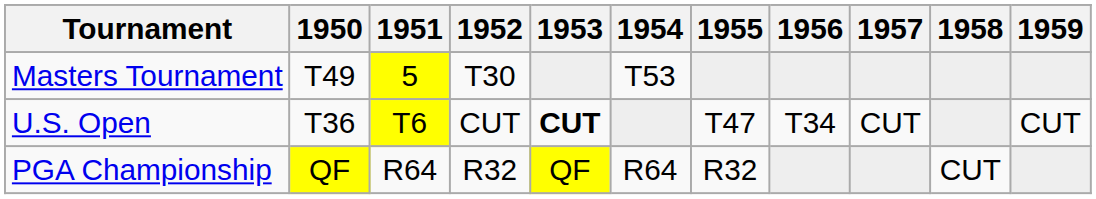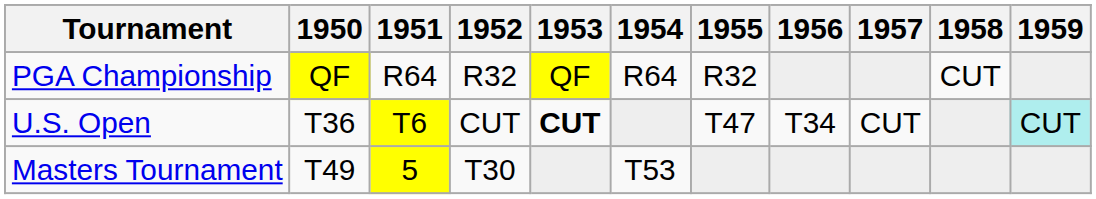rows swapped: (147, 76) <-> (142, 170)
(1050, 123) no background -> (1050, 123) paleturquoise background
